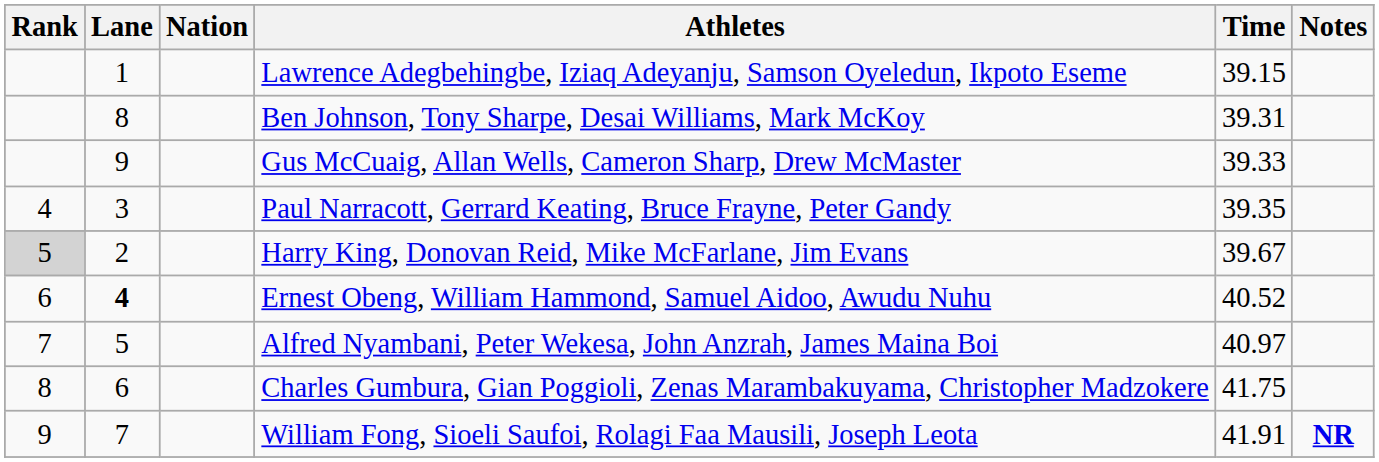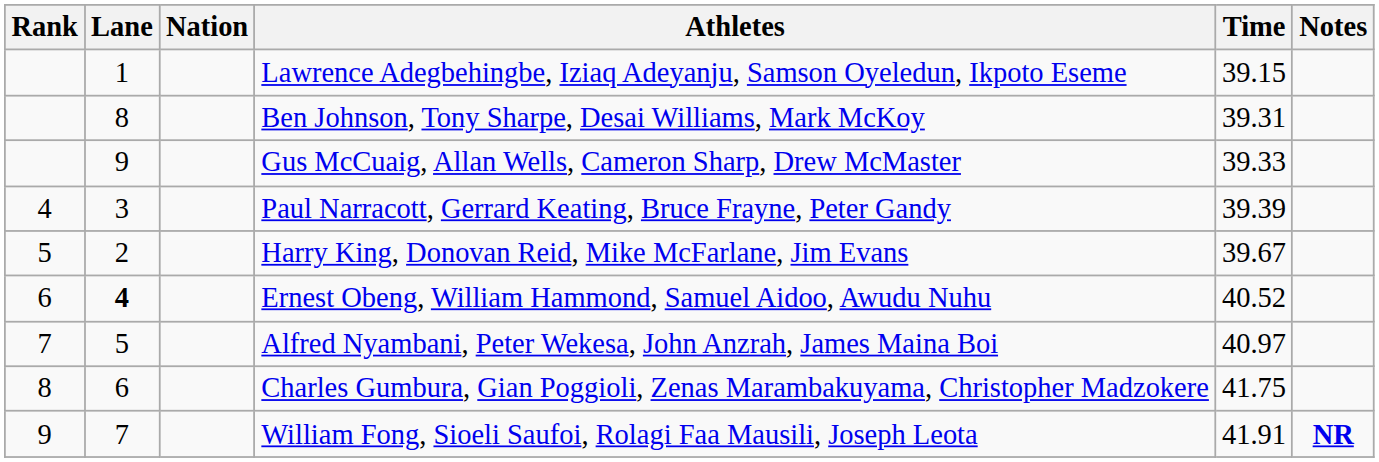(1254, 207) 39.35 -> (1254, 207) 39.39
(45, 252) lightgrey background -> (45, 252) no background
